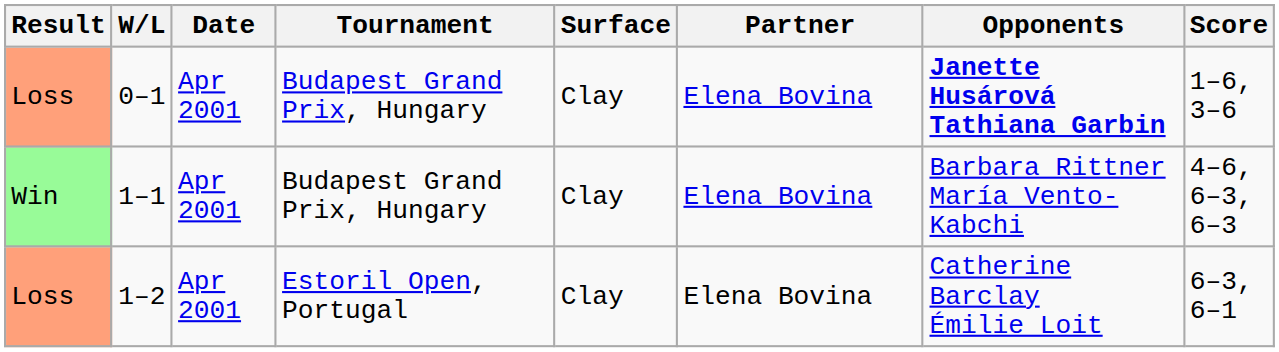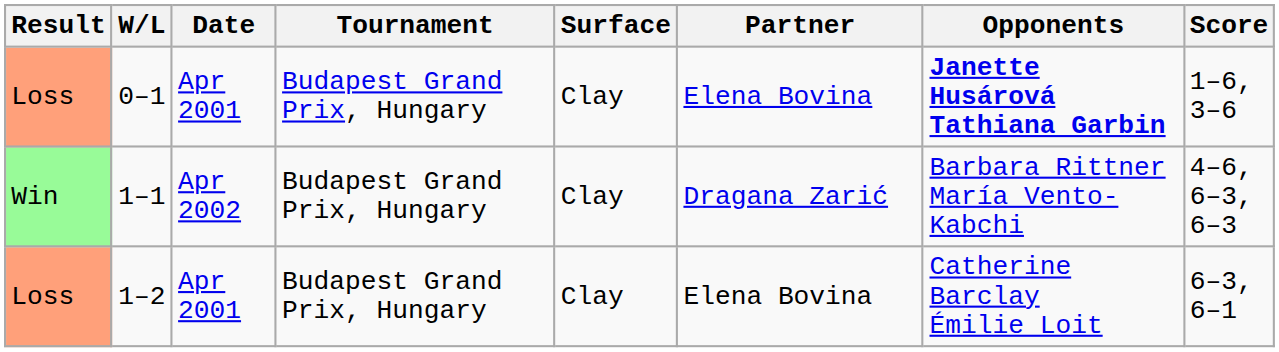(210, 196) Apr 2001 -> (210, 196) Apr 2002
(778, 196) Elena Bovina -> (786, 196) Dragana Zarić
(384, 296) Estoril Open, Portugal -> (392, 296) Budapest Grand Prix, Hungary
